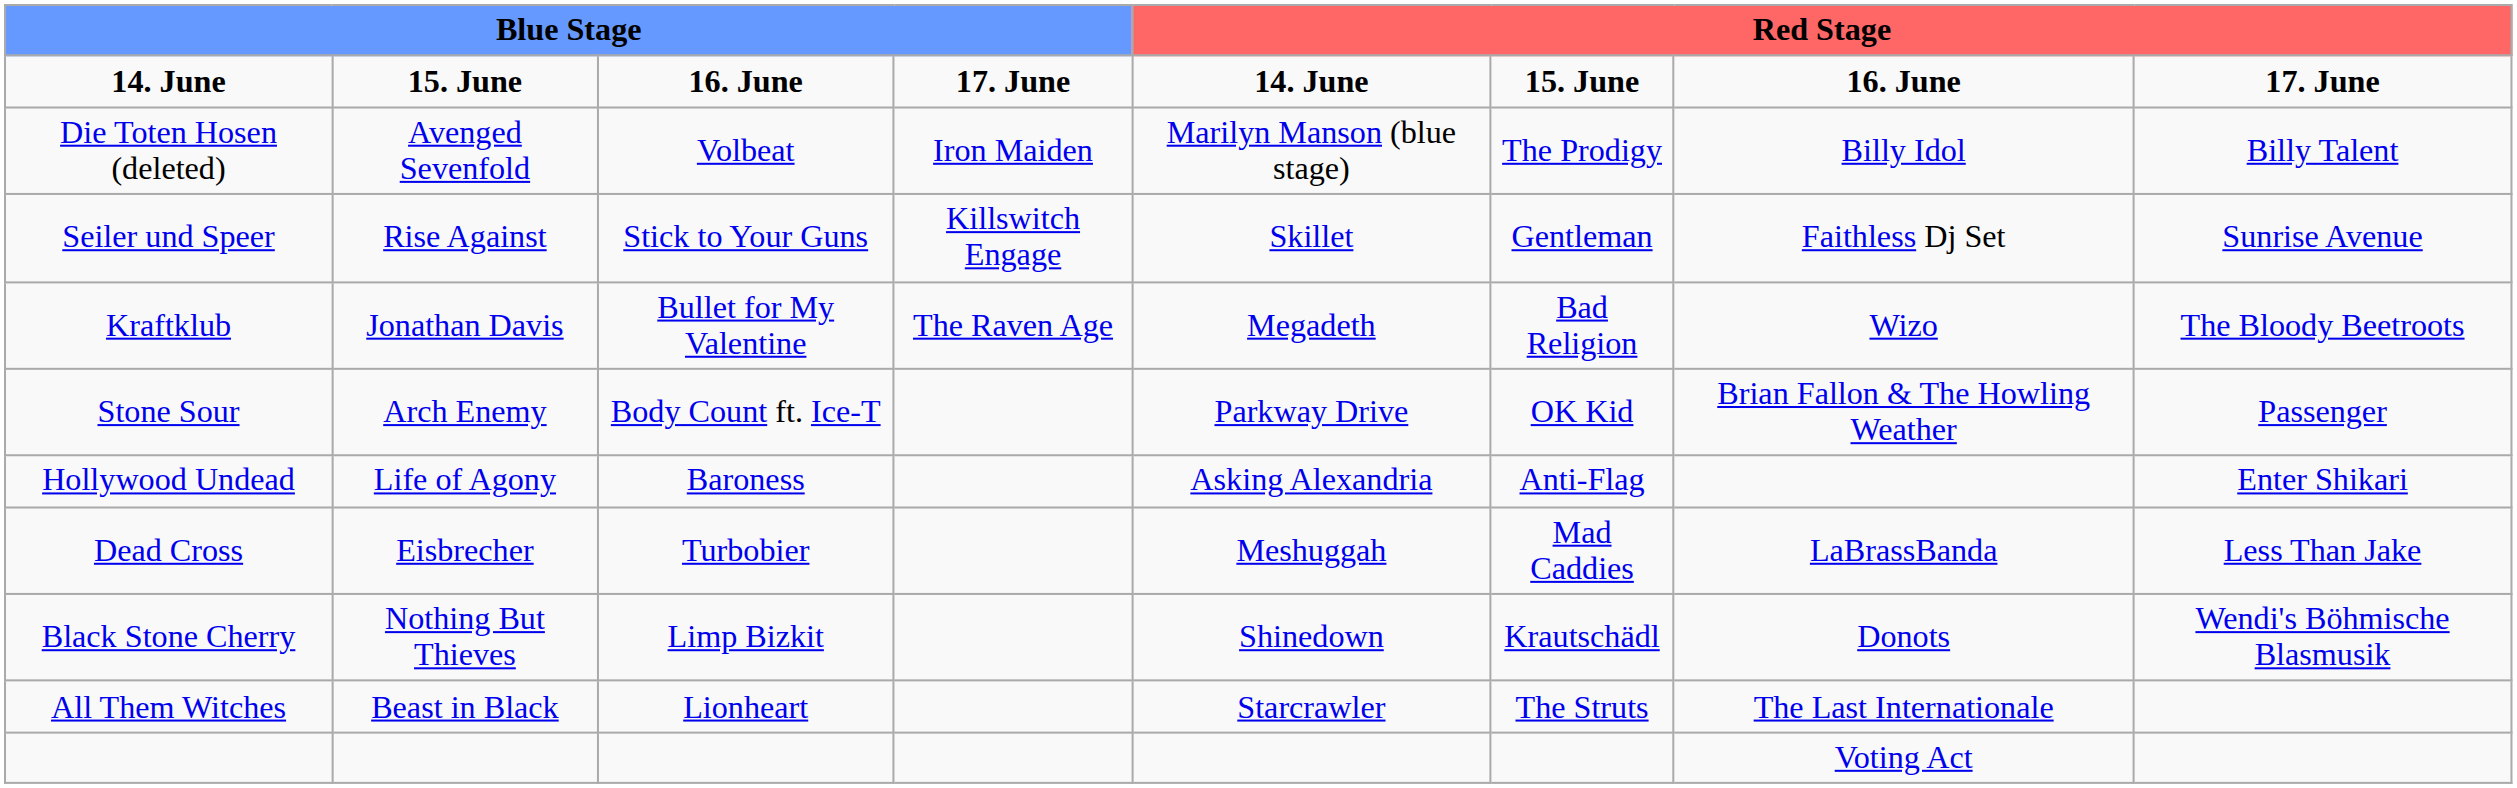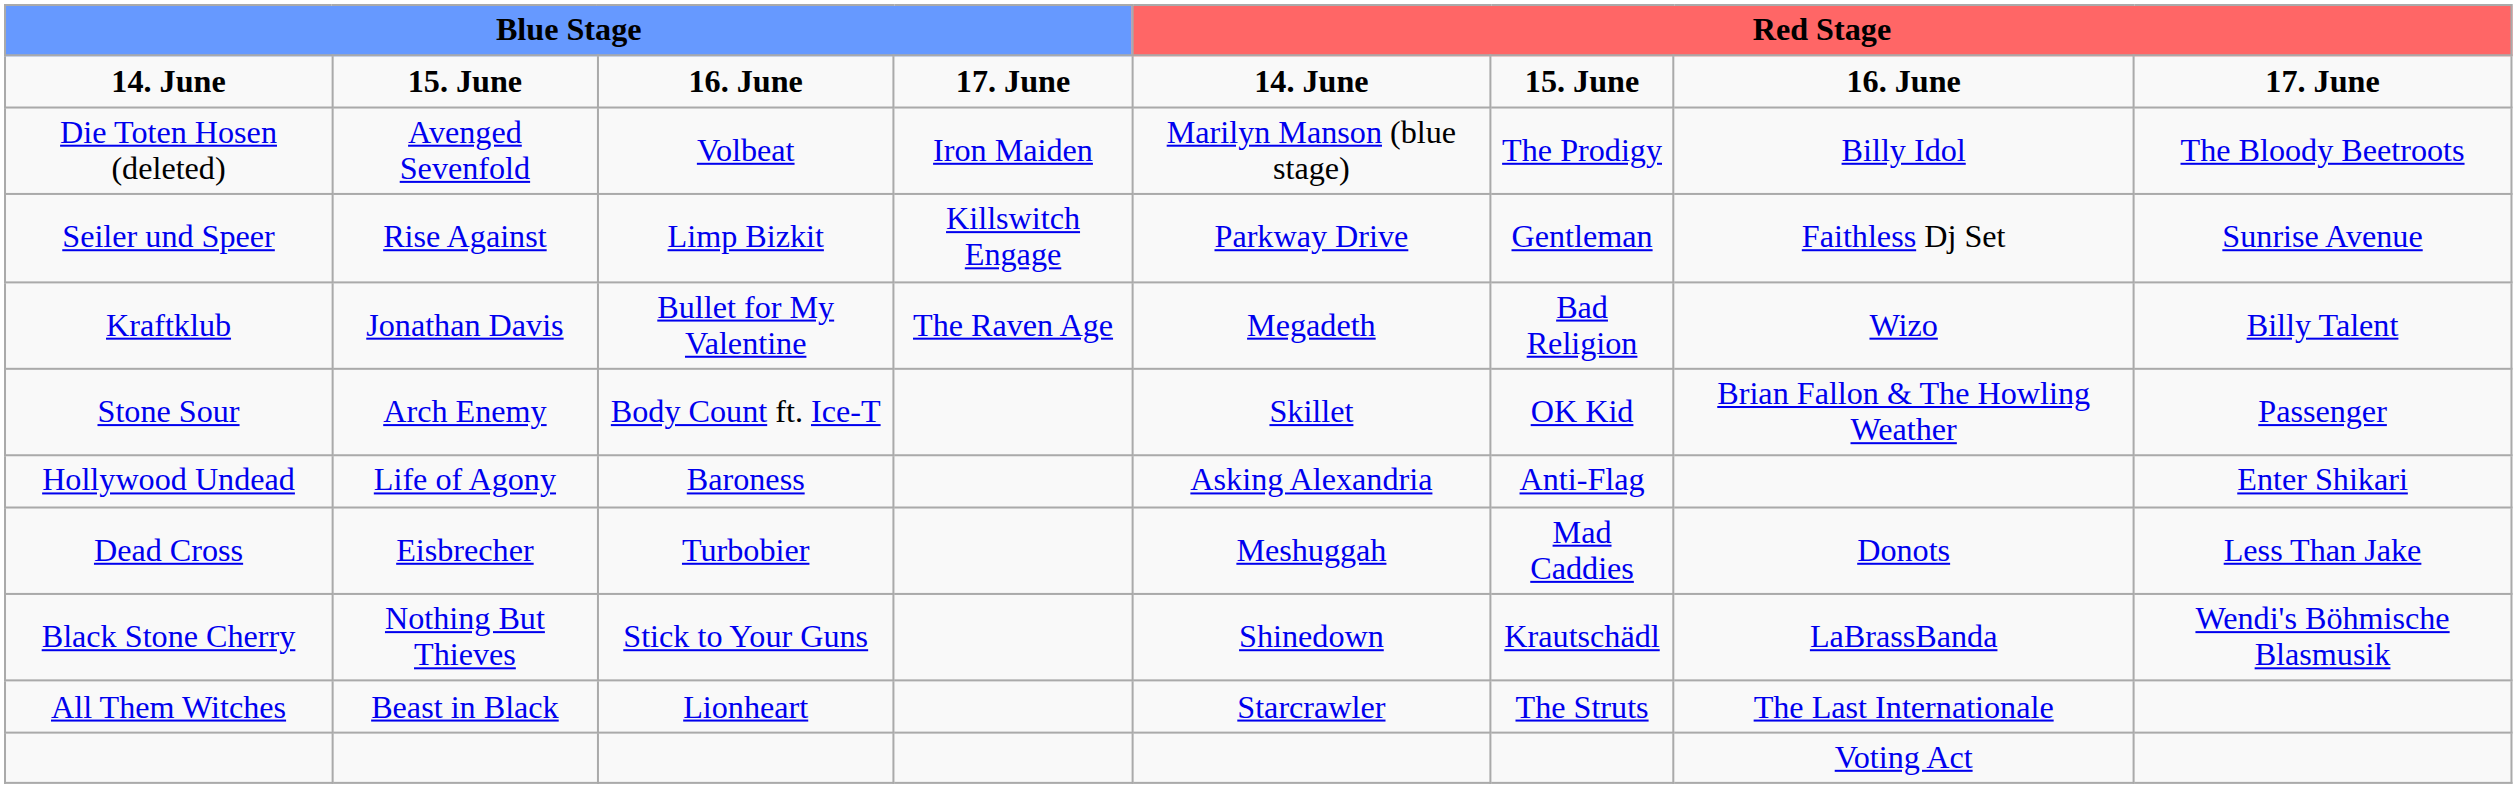(2323, 150) Billy Talent -> (2323, 150) The Bloody Beetroots
(746, 237) Stick to Your Guns -> (746, 237) Limp Bizkit
(1311, 237) Skillet -> (1311, 237) Parkway Drive
(2323, 324) The Bloody Beetroots -> (2323, 324) Billy Talent
(1311, 411) Parkway Drive -> (1311, 411) Skillet
(1904, 549) LaBrassBanda -> (1904, 549) Donots
(746, 637) Limp Bizkit -> (746, 637) Stick to Your Guns
(1904, 637) Donots -> (1904, 637) LaBrassBanda
